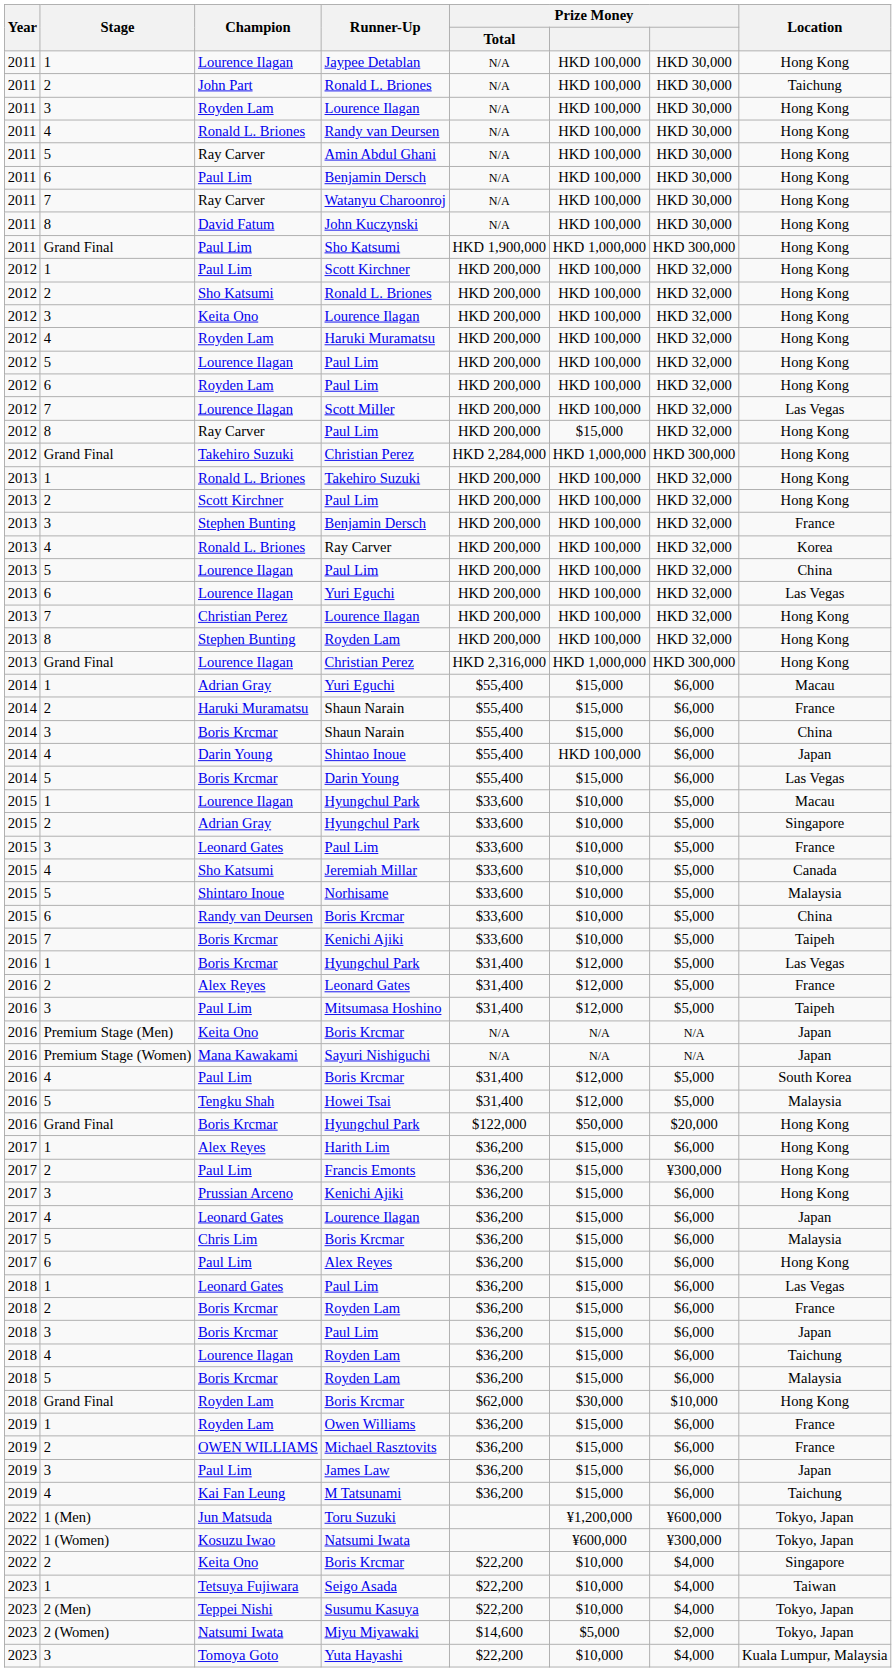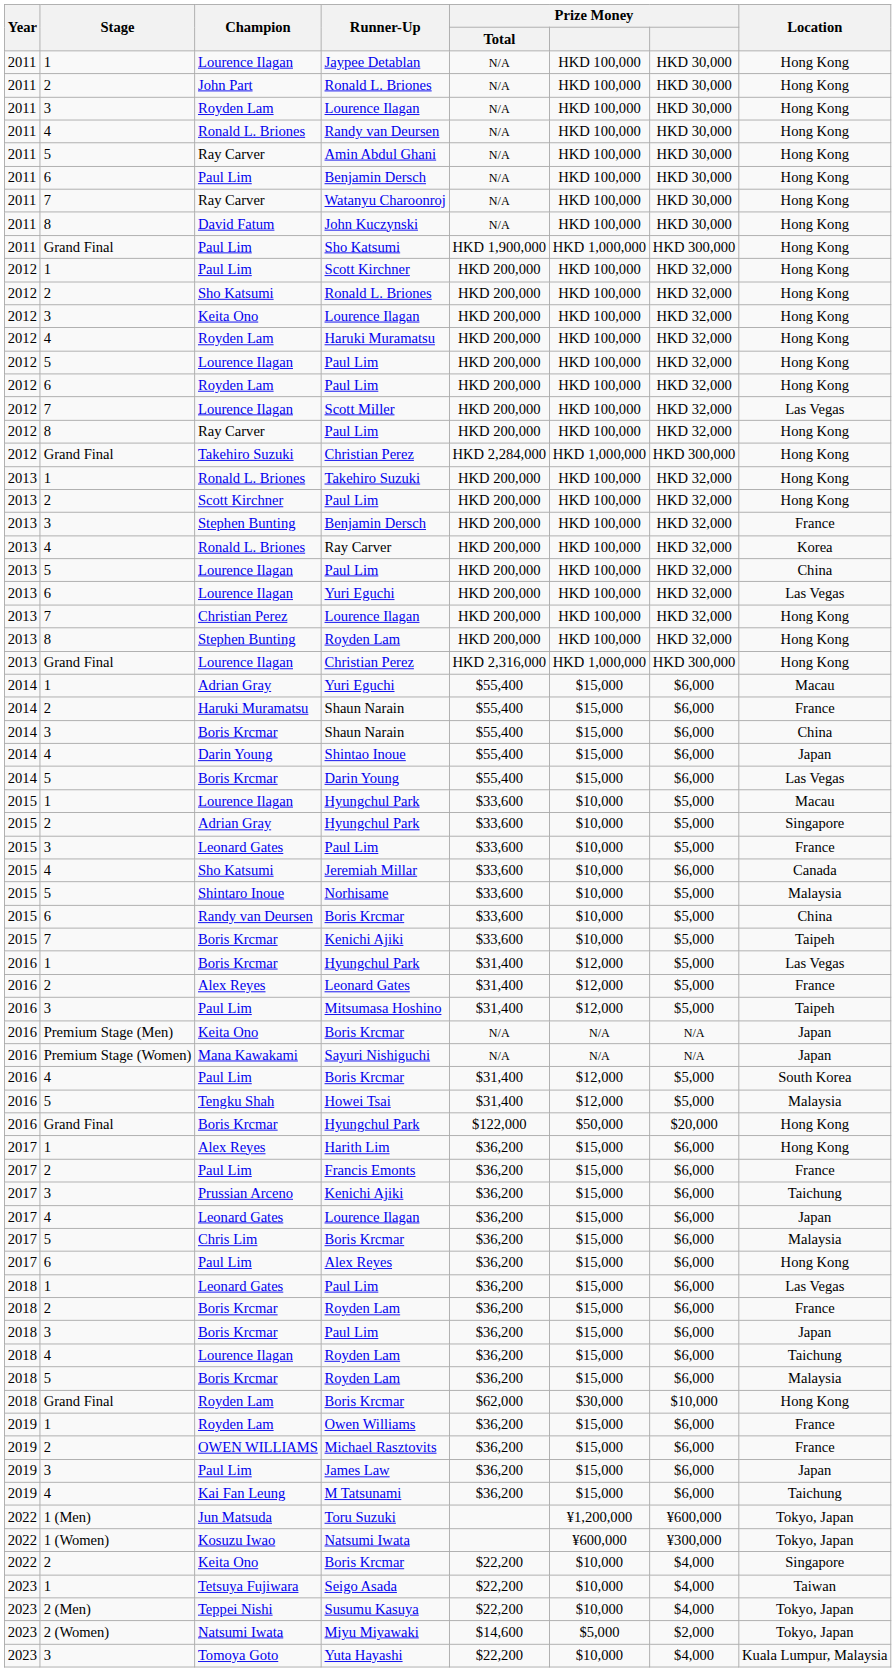(815, 85) Taichung -> (815, 85) Hong Kong
(599, 431) $15,000 -> (599, 431) HKD 100,000
(599, 754) HKD 100,000 -> (599, 754) $15,000
(694, 870) $5,000 -> (694, 870) $6,000
(694, 1170) ¥300,000 -> (694, 1170) $6,000
(815, 1170) Hong Kong -> (815, 1170) France
(815, 1193) Hong Kong -> (815, 1193) Taichung
